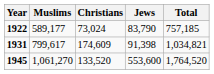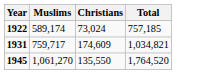- column: (144, 12)
(49, 28) 589,177 -> (49, 28) 589,174
(49, 45) 799,617 -> (49, 45) 759,717
(94, 61) 133,520 -> (94, 61) 135,550
